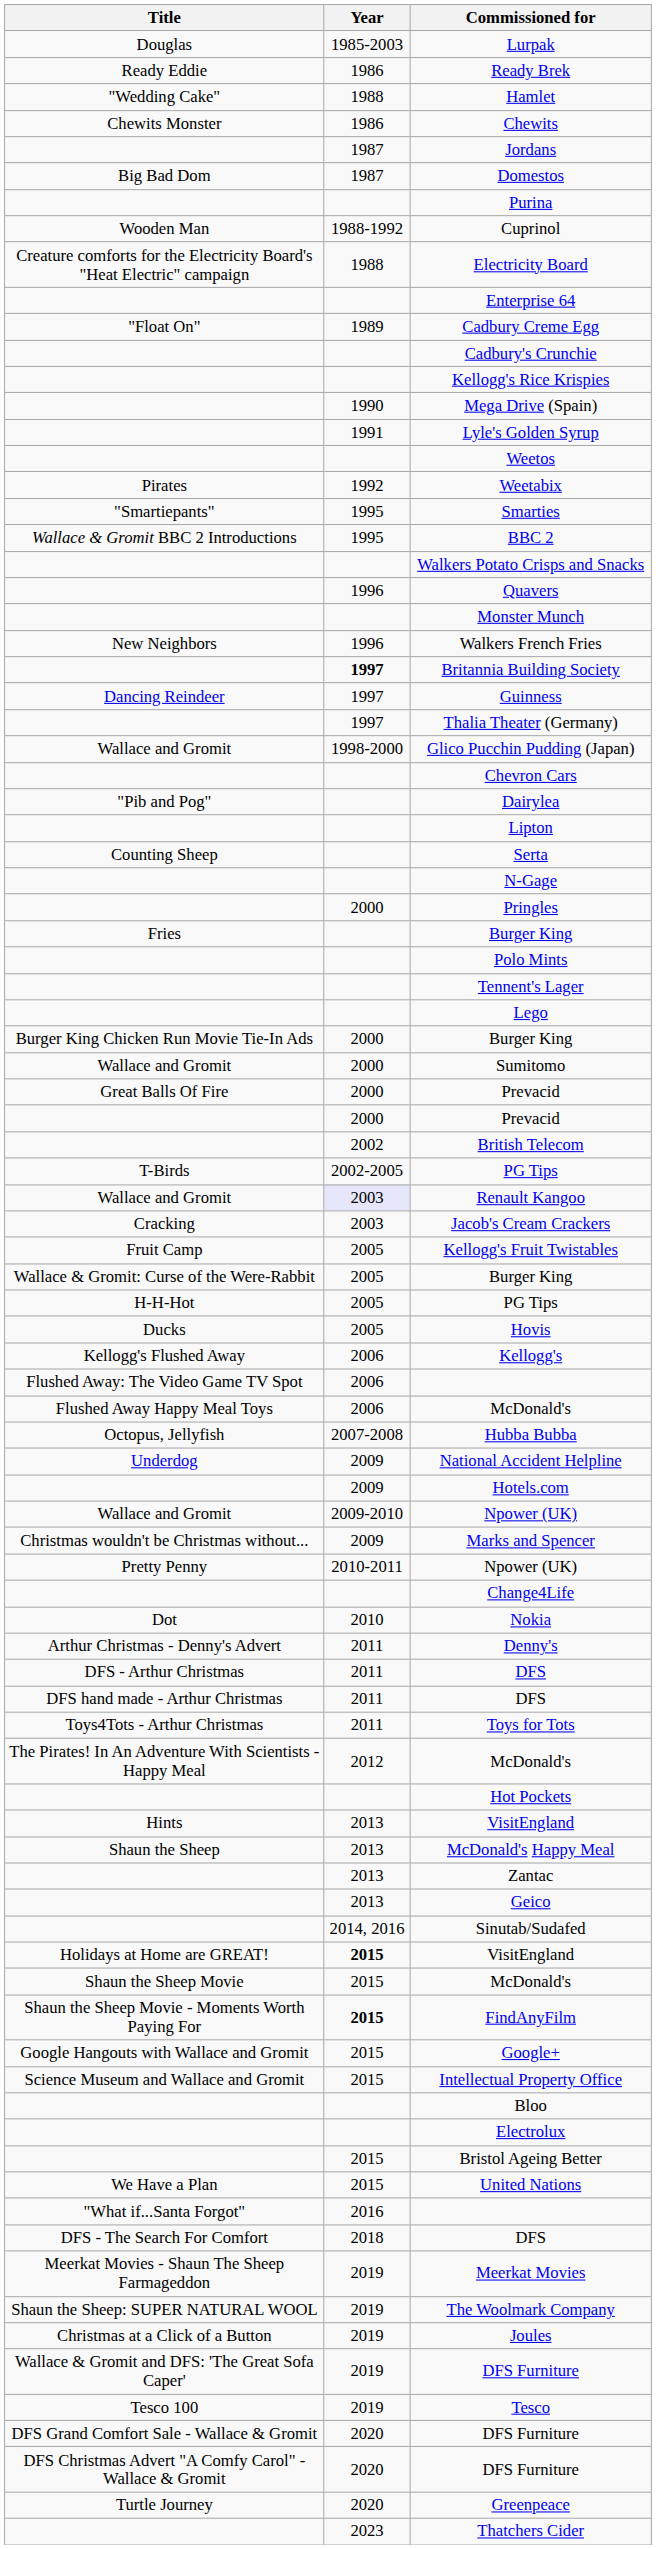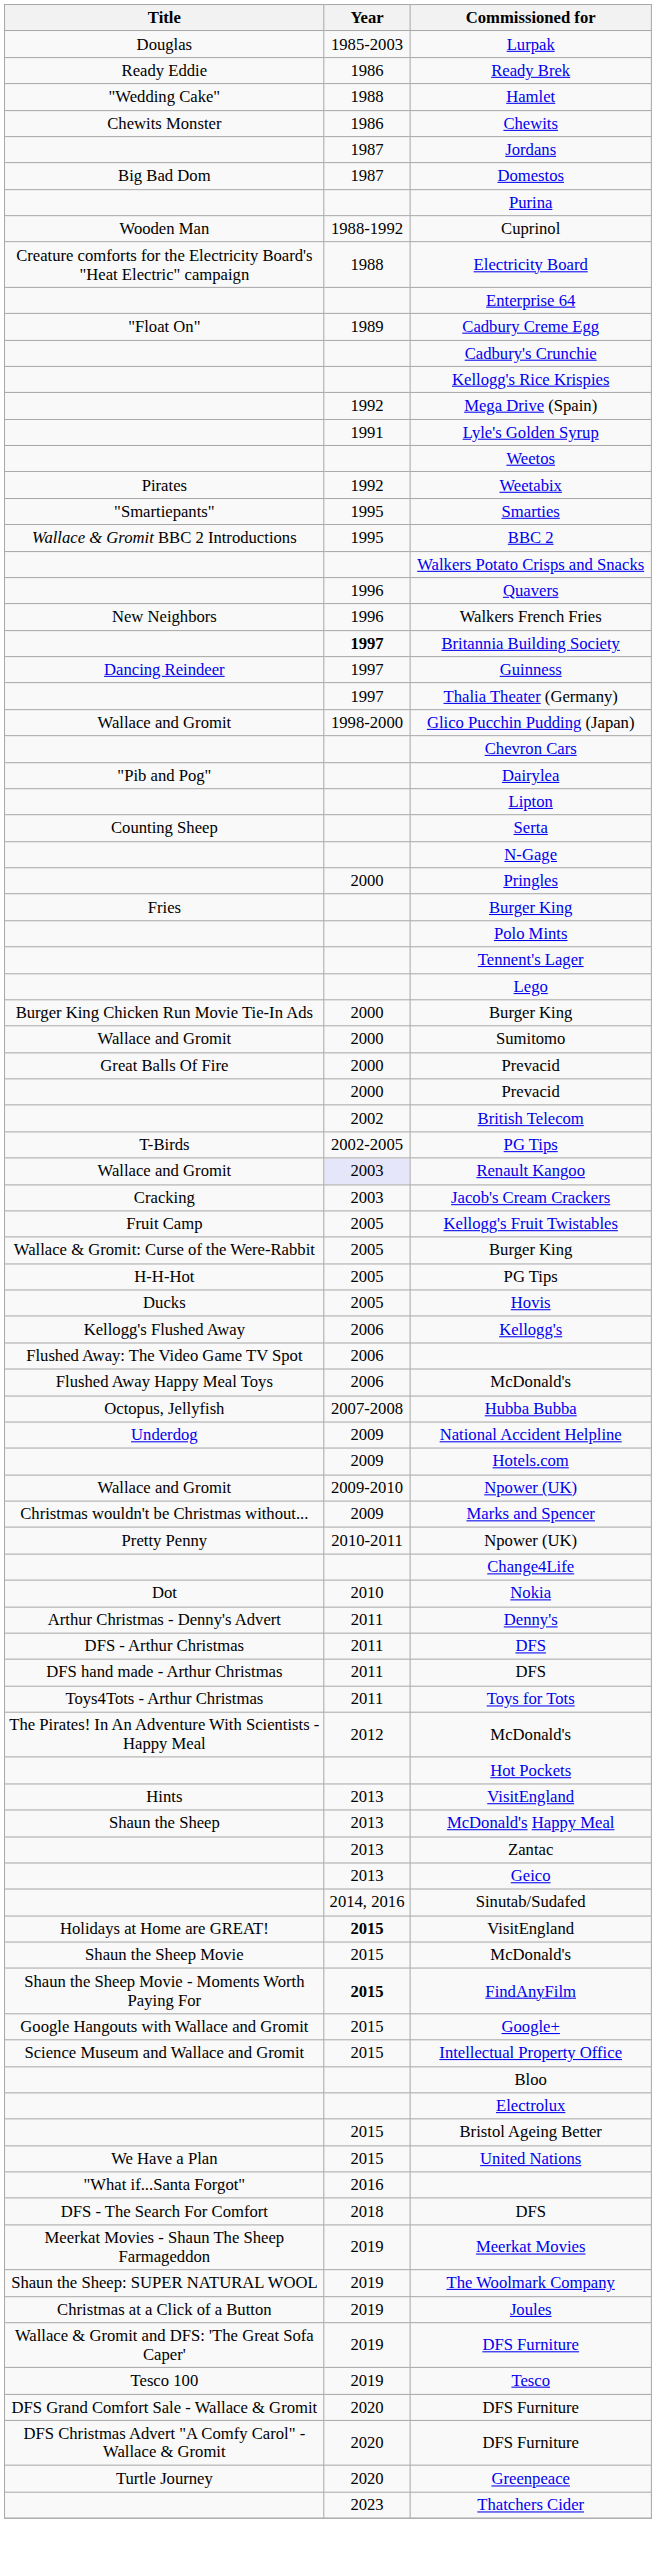(367, 405) 1990 -> (367, 405) 1992
- row: (164, 617)
